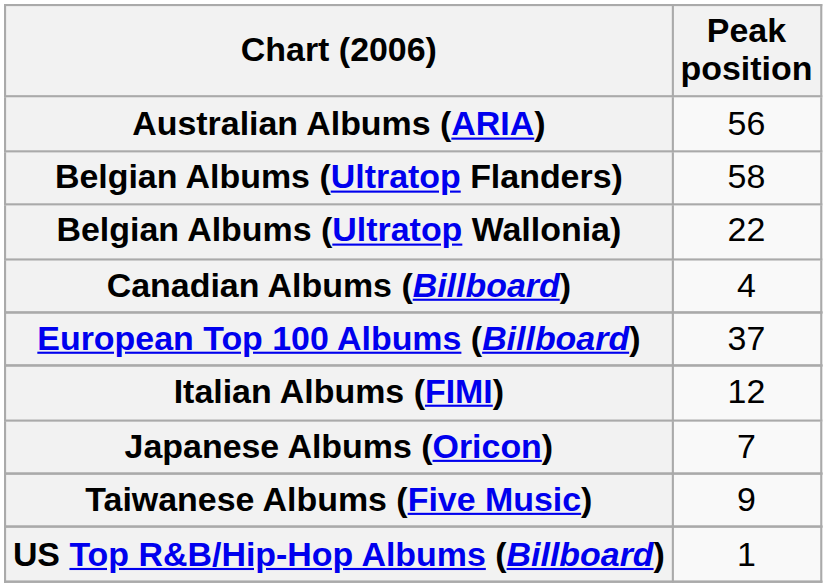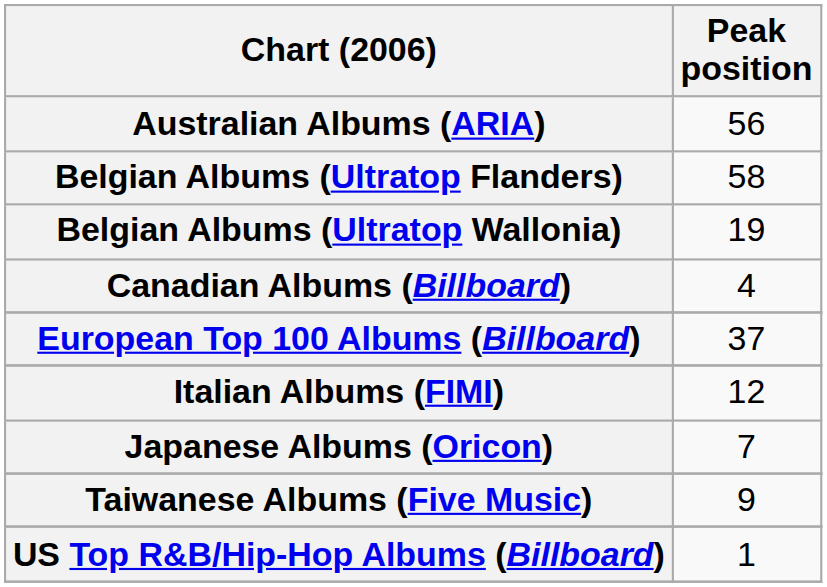(746, 230) 22 -> (746, 230) 19
